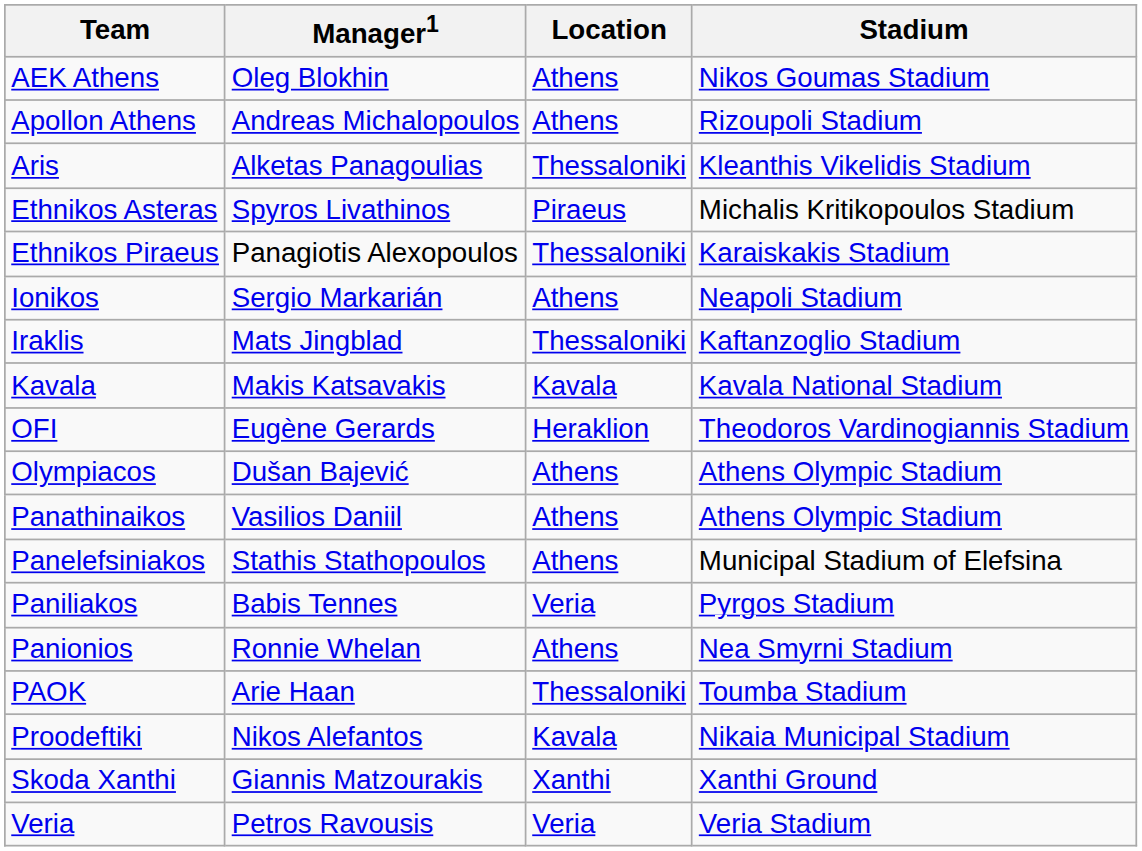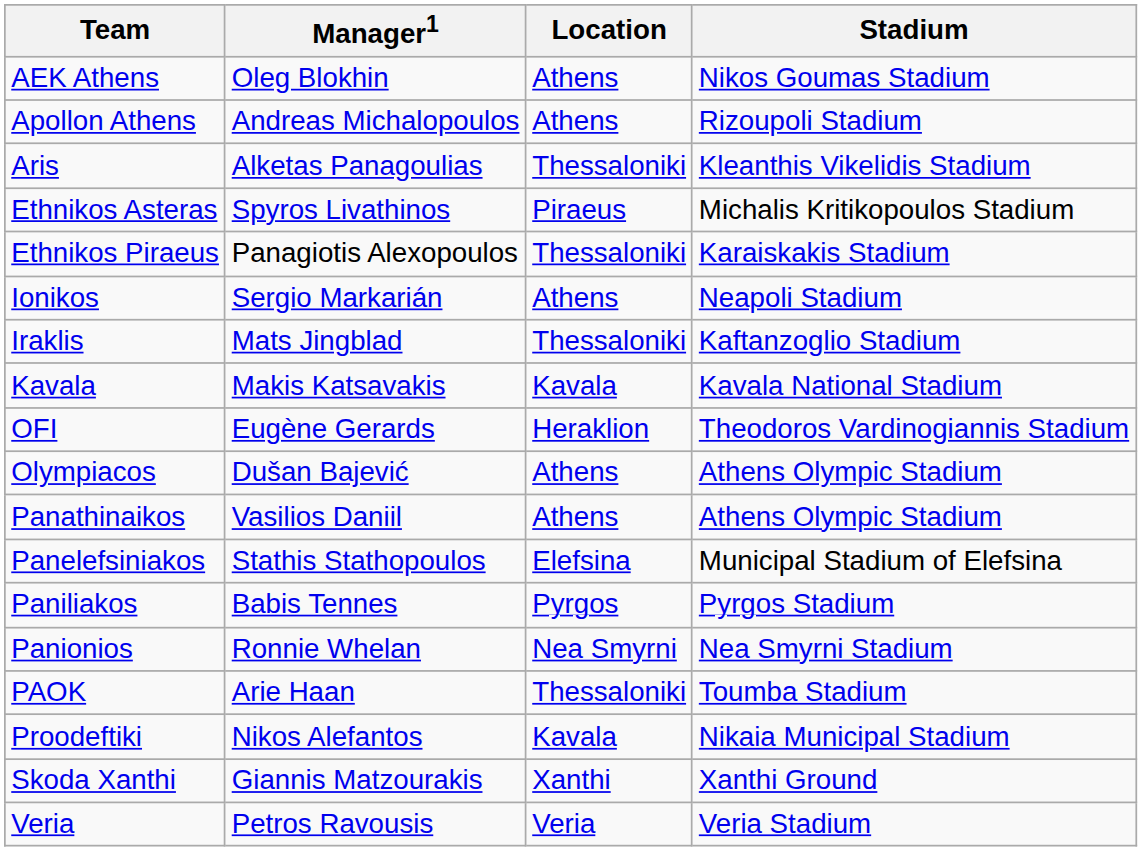(575, 560) Athens -> (581, 560) Elefsina
(564, 604) Veria -> (575, 604) Pyrgos
(575, 648) Athens -> (605, 648) Nea Smyrni
